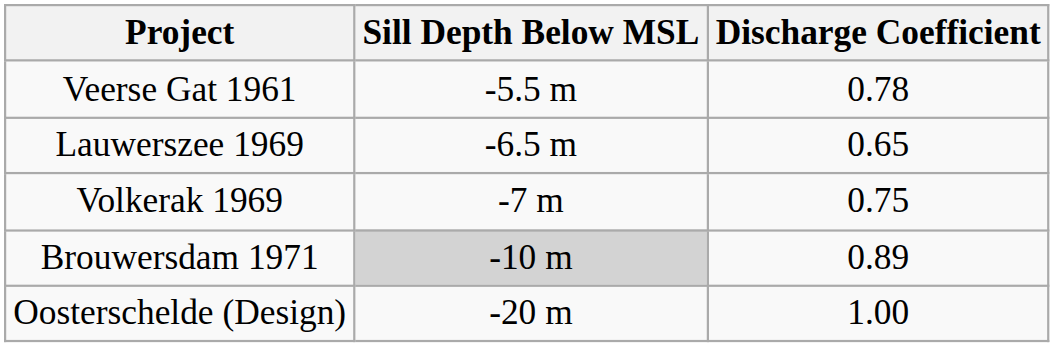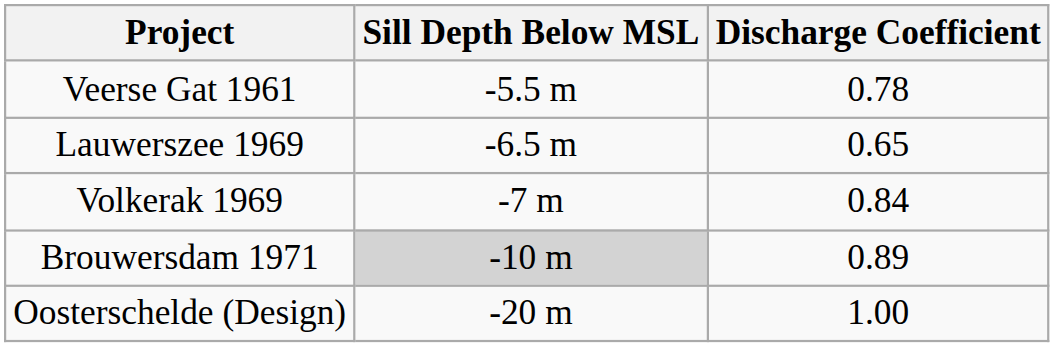(878, 200) 0.75 -> (878, 200) 0.84
